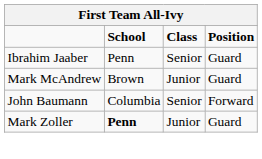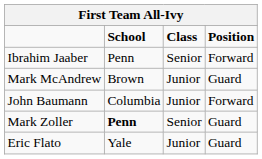(225, 57) Guard -> (231, 57) Forward
(184, 100) Senior -> (183, 100) Junior
(183, 121) Junior -> (184, 121) Senior
+ row: (34, 143)
